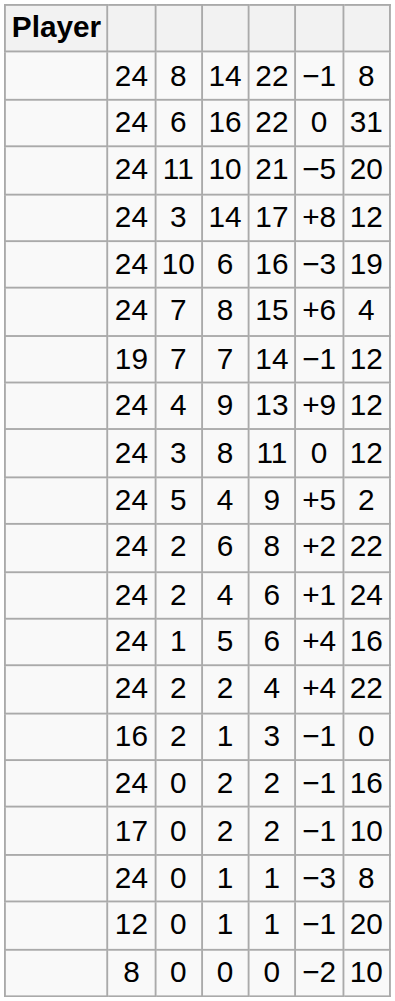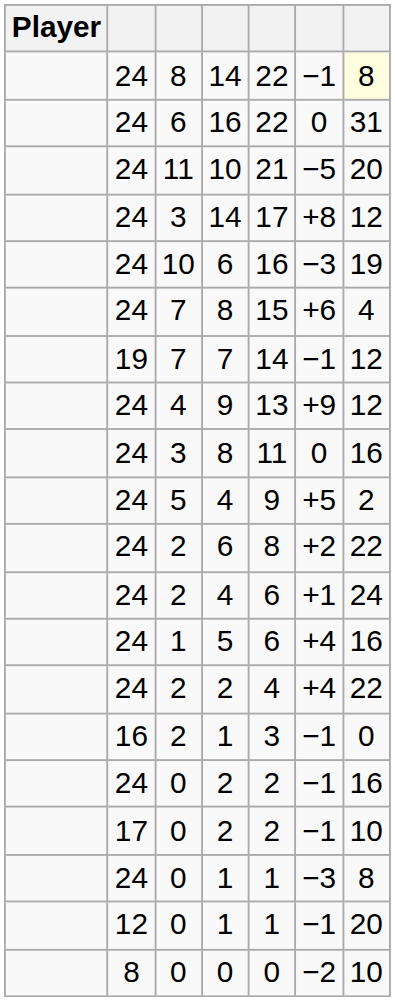(366, 75) no background -> (366, 75) lightyellow background
(366, 452) 12 -> (366, 452) 16
